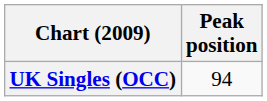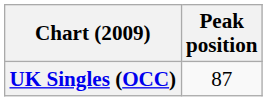(222, 78) 94 -> (222, 78) 87
